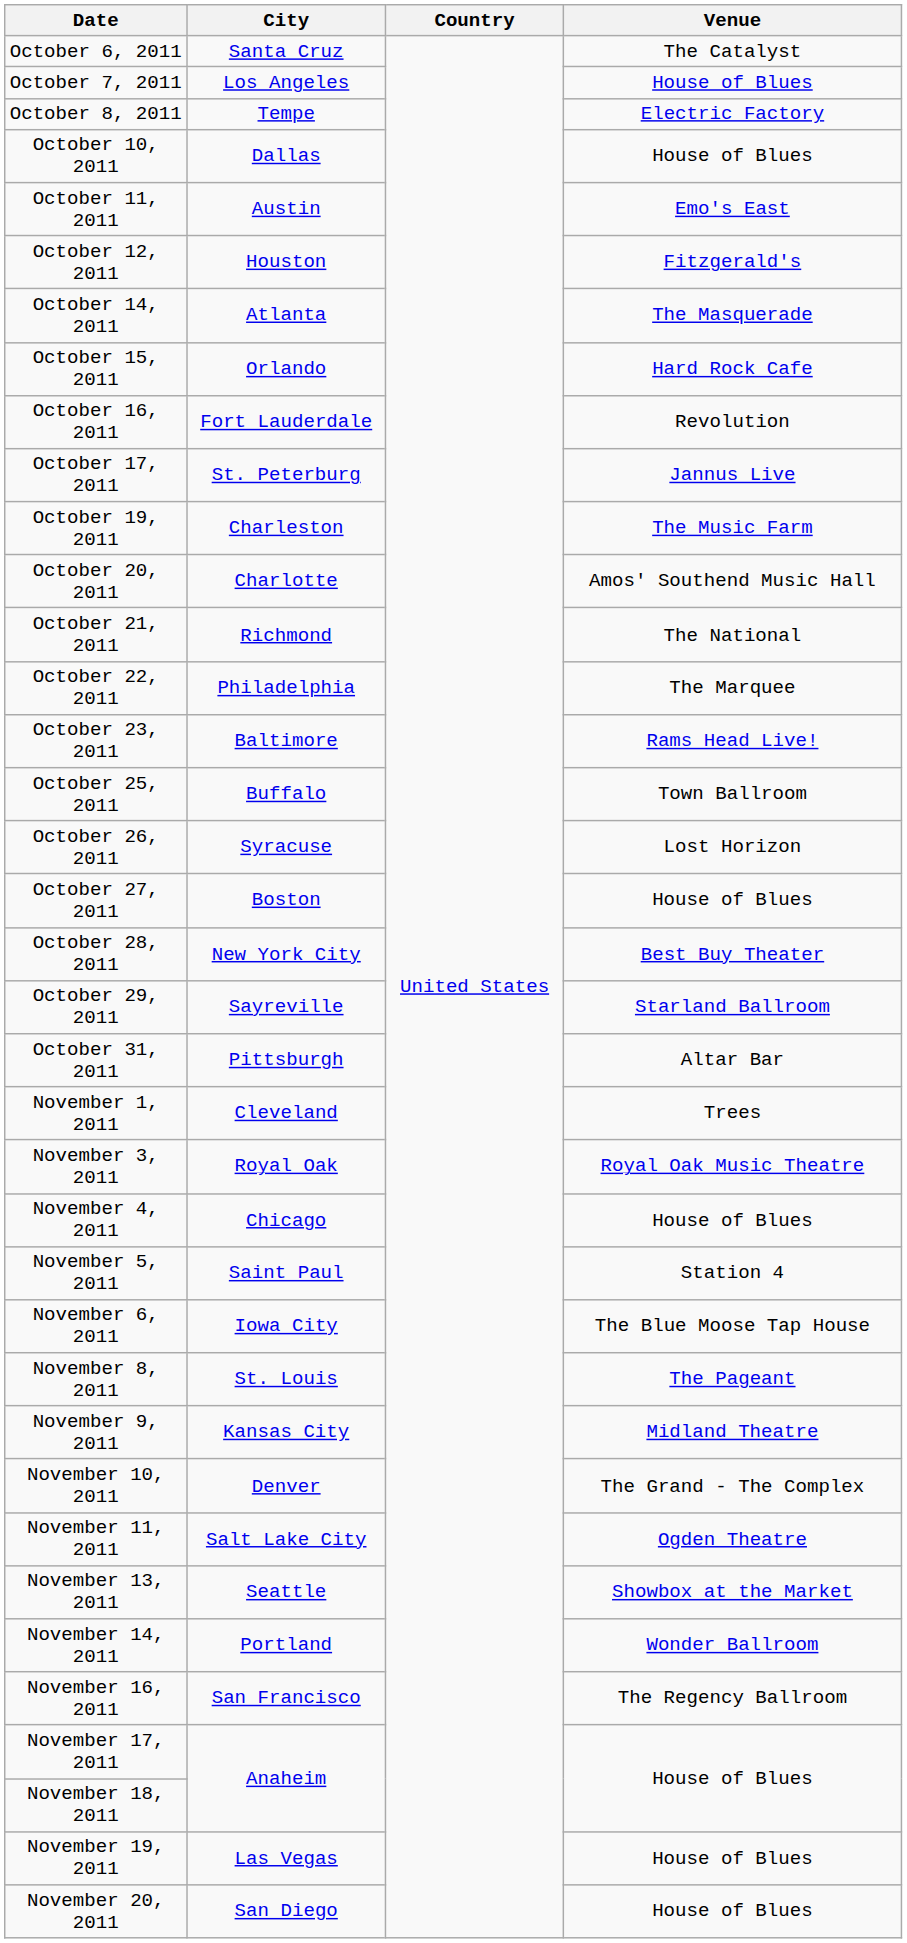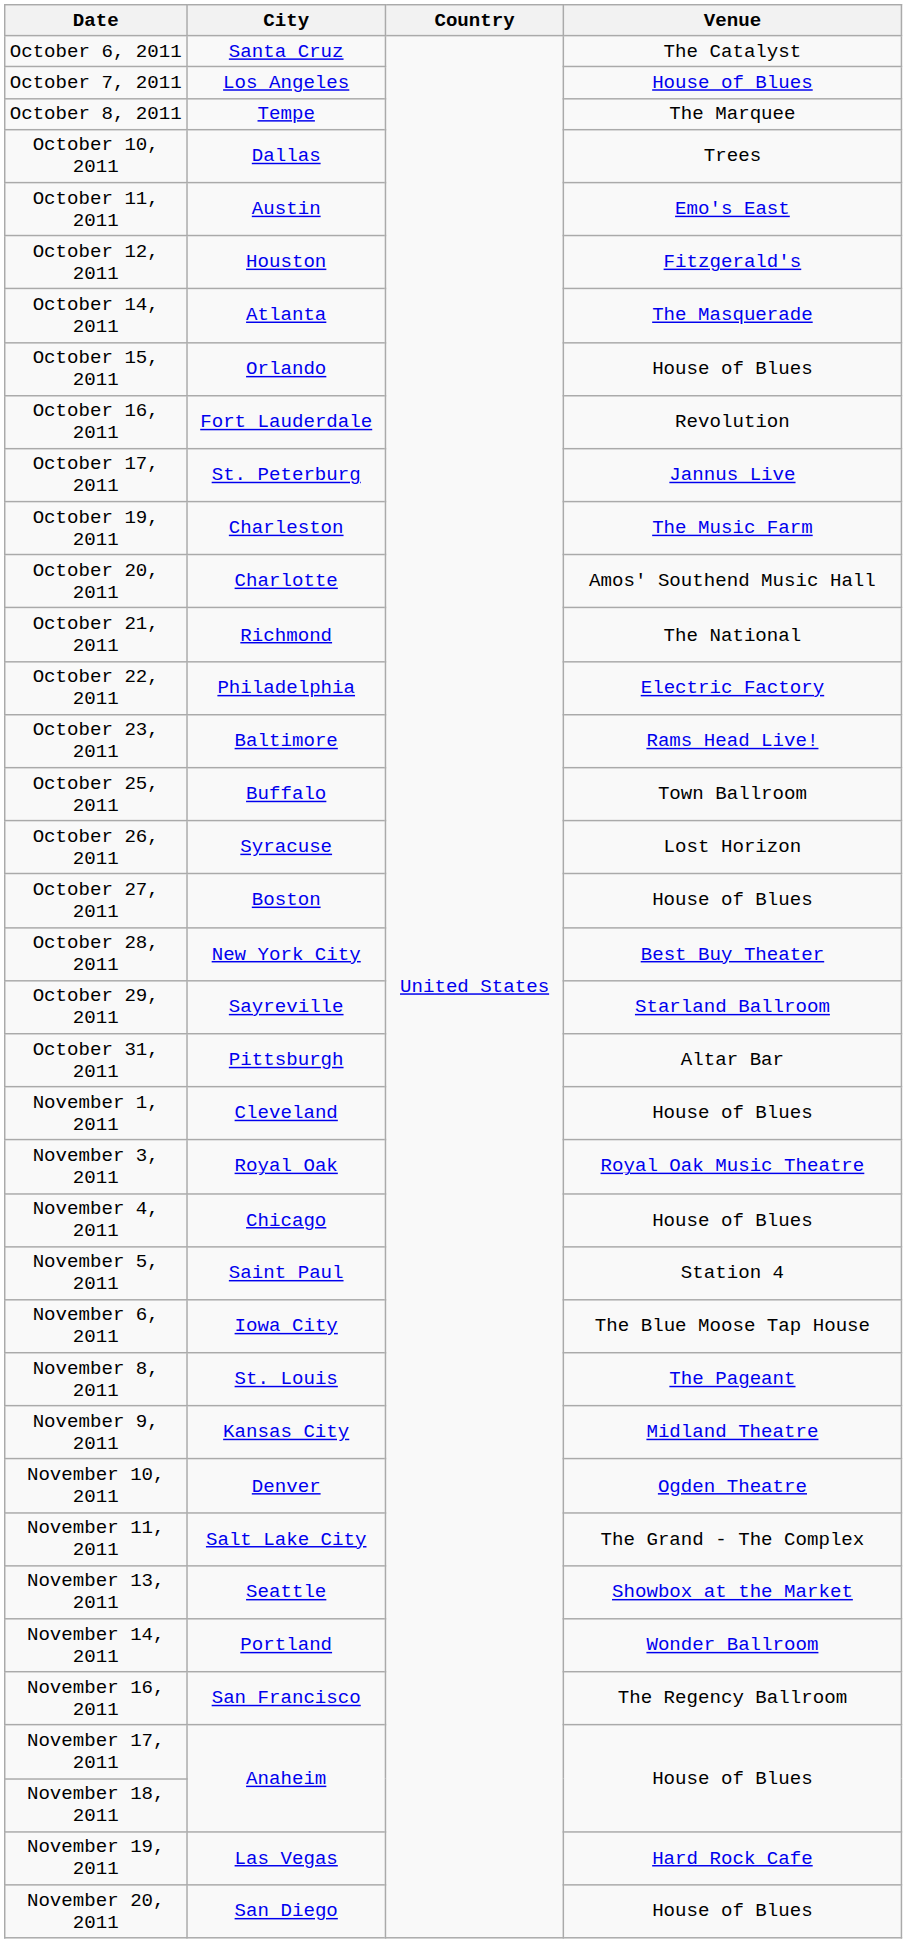(732, 114) Electric Factory -> (732, 114) The Marquee
(732, 156) House of Blues -> (732, 156) Trees
(732, 369) Hard Rock Cafe -> (732, 369) House of Blues
(732, 688) The Marquee -> (732, 688) Electric Factory
(732, 1113) Trees -> (732, 1113) House of Blues
(732, 1486) The Grand - The Complex -> (732, 1486) Ogden Theatre
(732, 1539) Ogden Theatre -> (732, 1539) The Grand - The Complex
(732, 1858) House of Blues -> (732, 1858) Hard Rock Cafe
